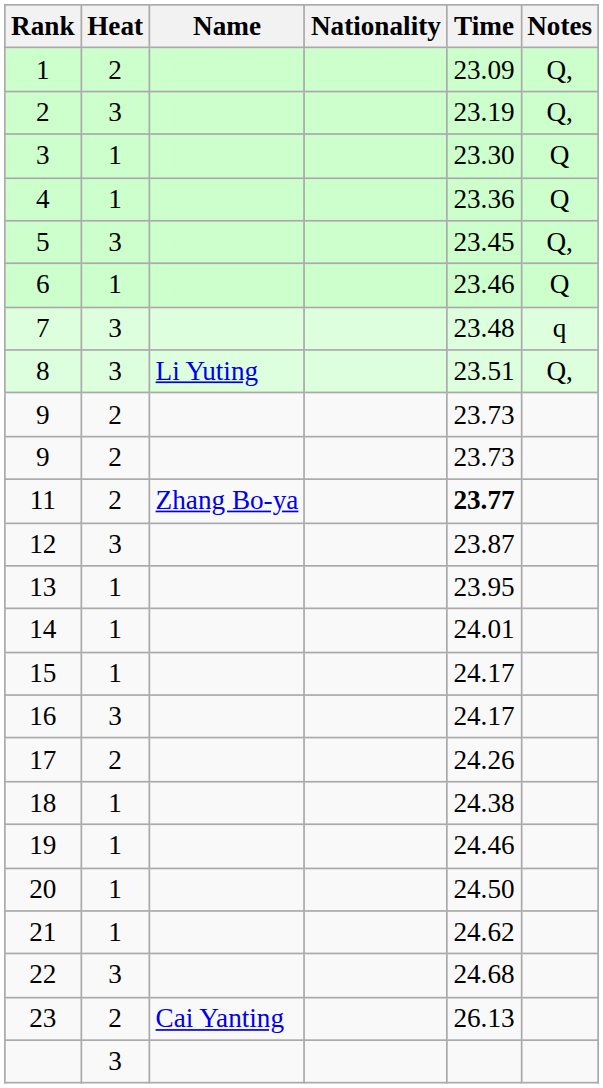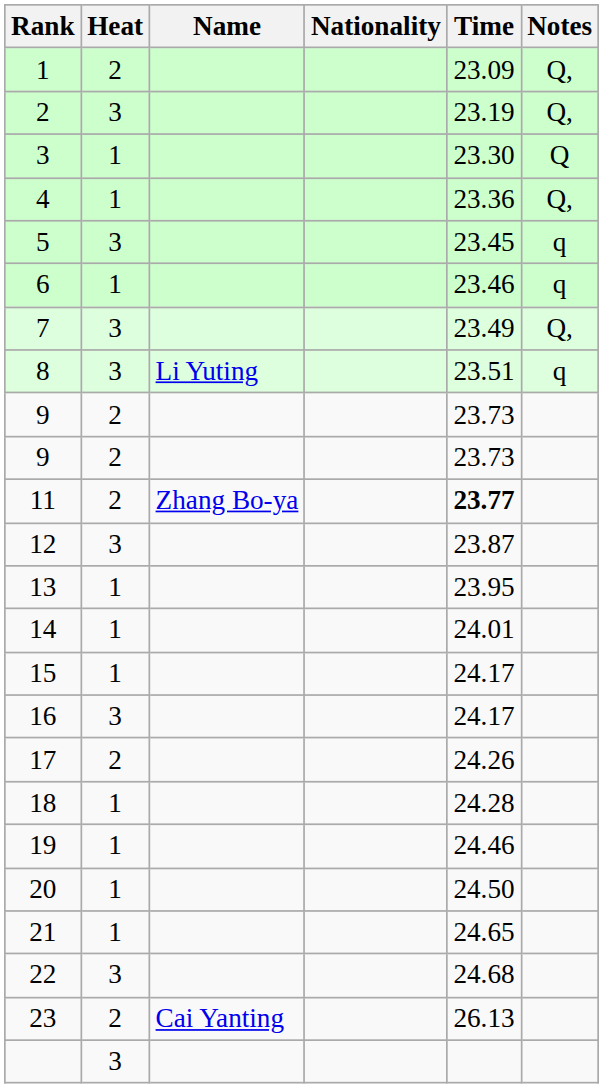(560, 198) Q -> (560, 198) Q,
(560, 241) Q, -> (560, 241) q
(560, 284) Q -> (560, 284) q
(484, 328) 23.48 -> (484, 328) 23.49
(560, 328) q -> (560, 328) Q,
(560, 371) Q, -> (560, 371) q
(484, 802) 24.38 -> (484, 802) 24.28
(484, 931) 24.62 -> (484, 931) 24.65
